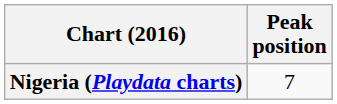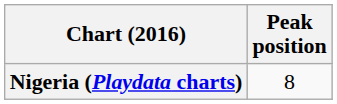(290, 81) 7 -> (290, 81) 8
